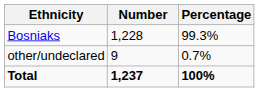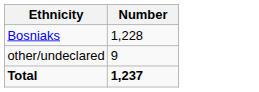- column: (216, 14)
